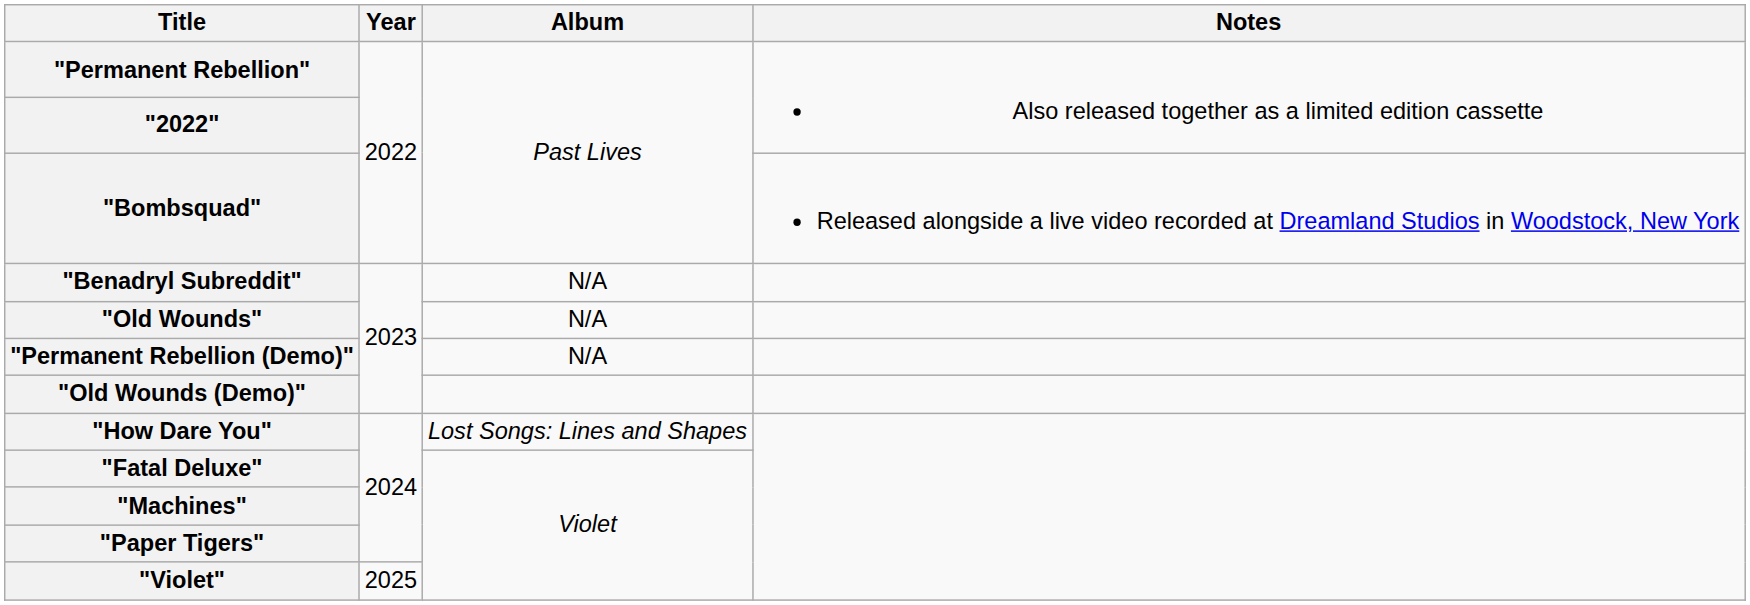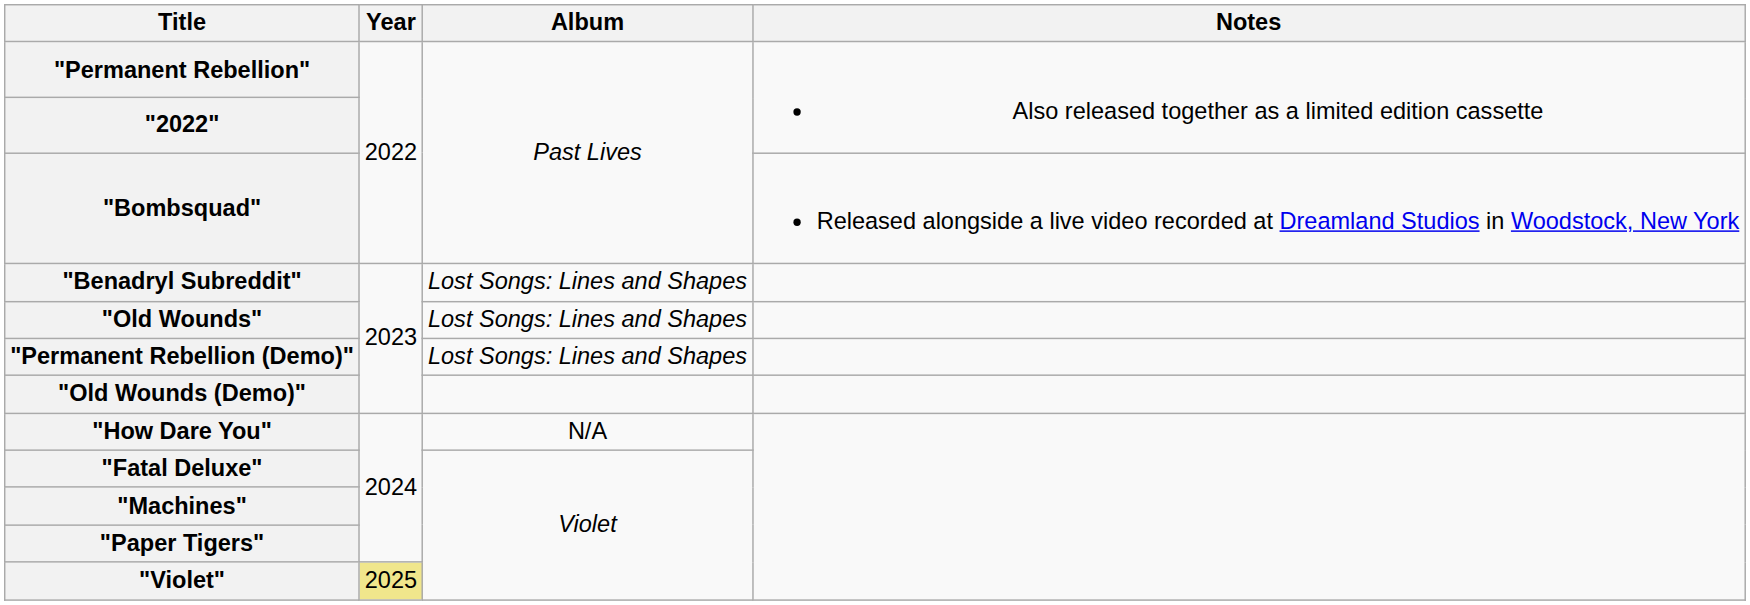(587, 282) N/A -> (587, 282) Lost Songs: Lines and Shapes
(587, 319) N/A -> (587, 319) Lost Songs: Lines and Shapes
(587, 356) N/A -> (587, 356) Lost Songs: Lines and Shapes
(587, 431) Lost Songs: Lines and Shapes -> (587, 431) N/A
(391, 580) no background -> (391, 580) khaki background
